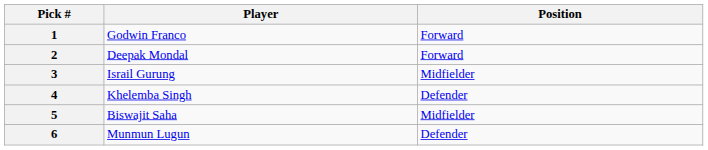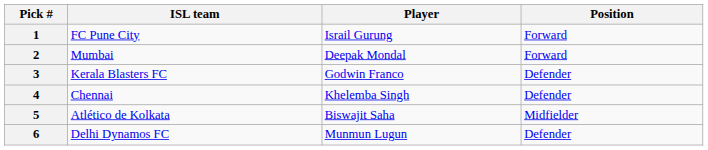+ column: (195, 14)
(147, 34) Godwin Franco -> (359, 34) Israil Gurung
(141, 74) Israil Gurung -> (364, 74) Godwin Franco
(448, 74) Midfielder -> (548, 74) Defender
